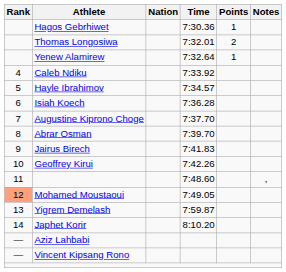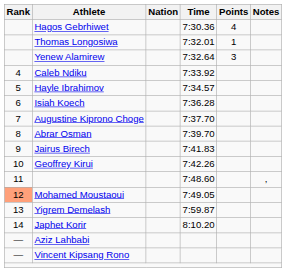(234, 27) 1 -> (234, 27) 4
(234, 42) 2 -> (234, 42) 1
(234, 57) 1 -> (234, 57) 3
